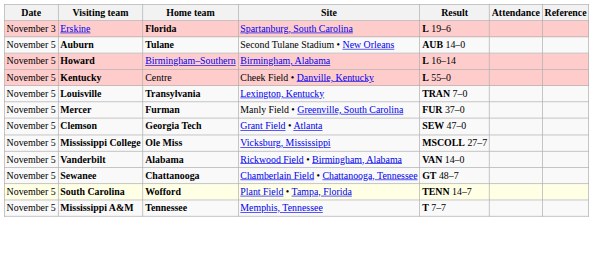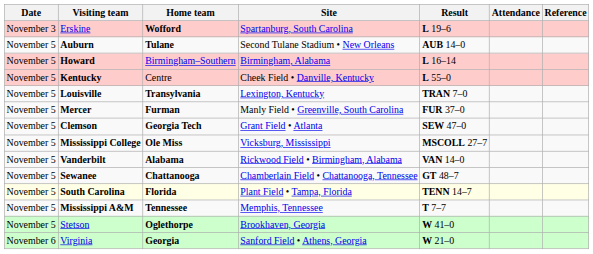(161, 29) Florida -> (163, 29) Wofford
(163, 192) Wofford -> (161, 192) Florida
+ row: (75, 224)
+ row: (76, 240)
